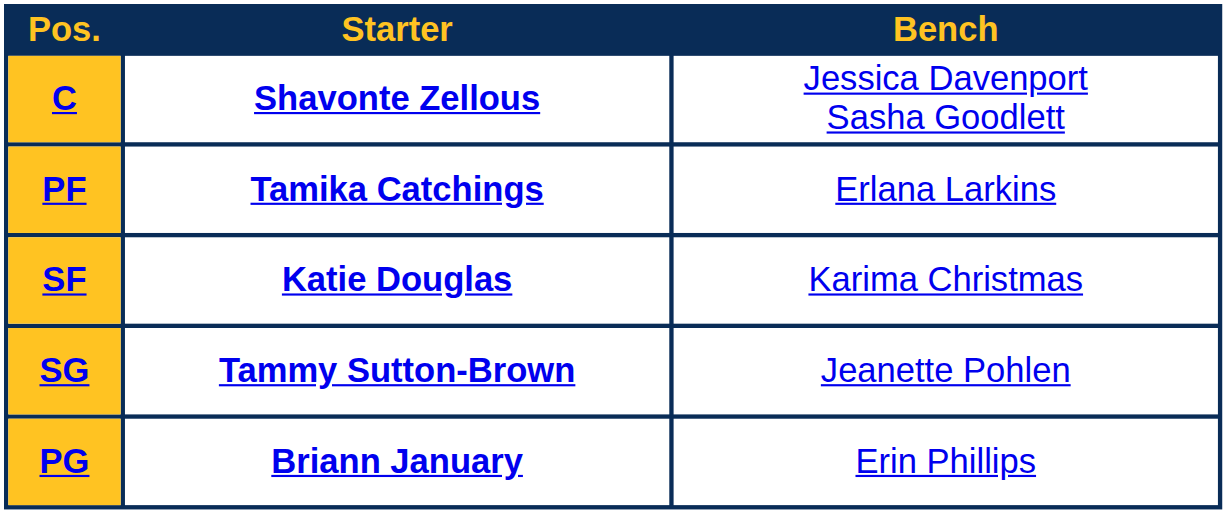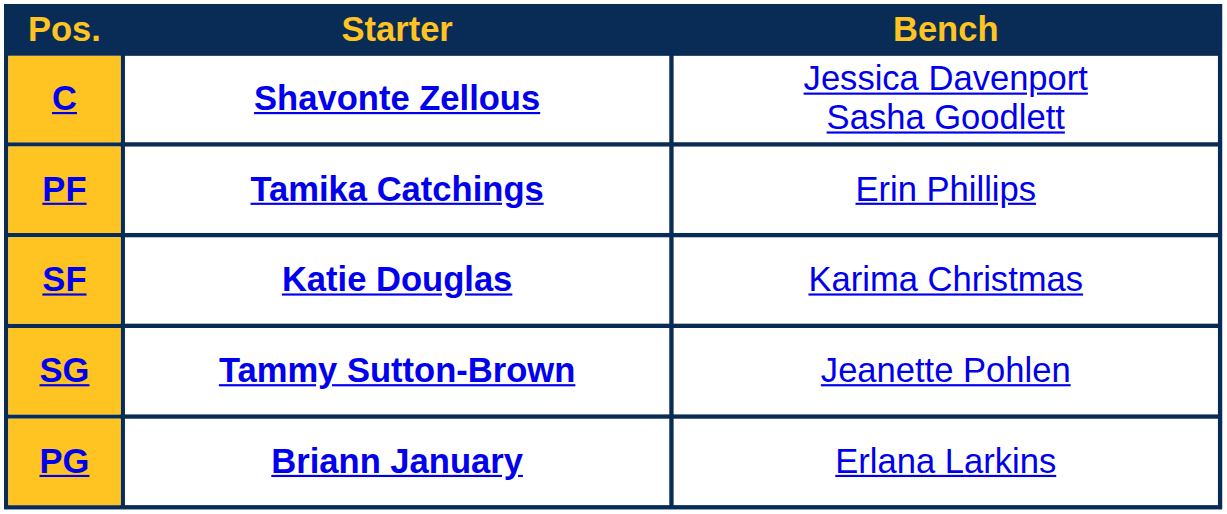(946, 189) Erlana Larkins -> (946, 189) Erin Phillips
(946, 461) Erin Phillips -> (946, 461) Erlana Larkins
